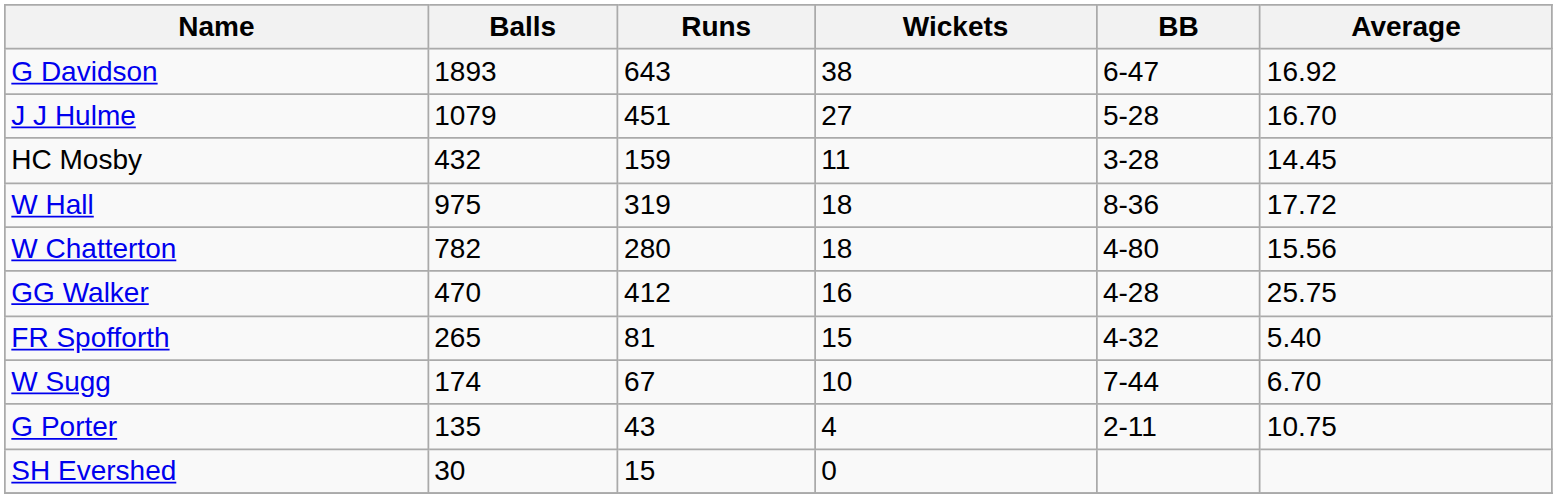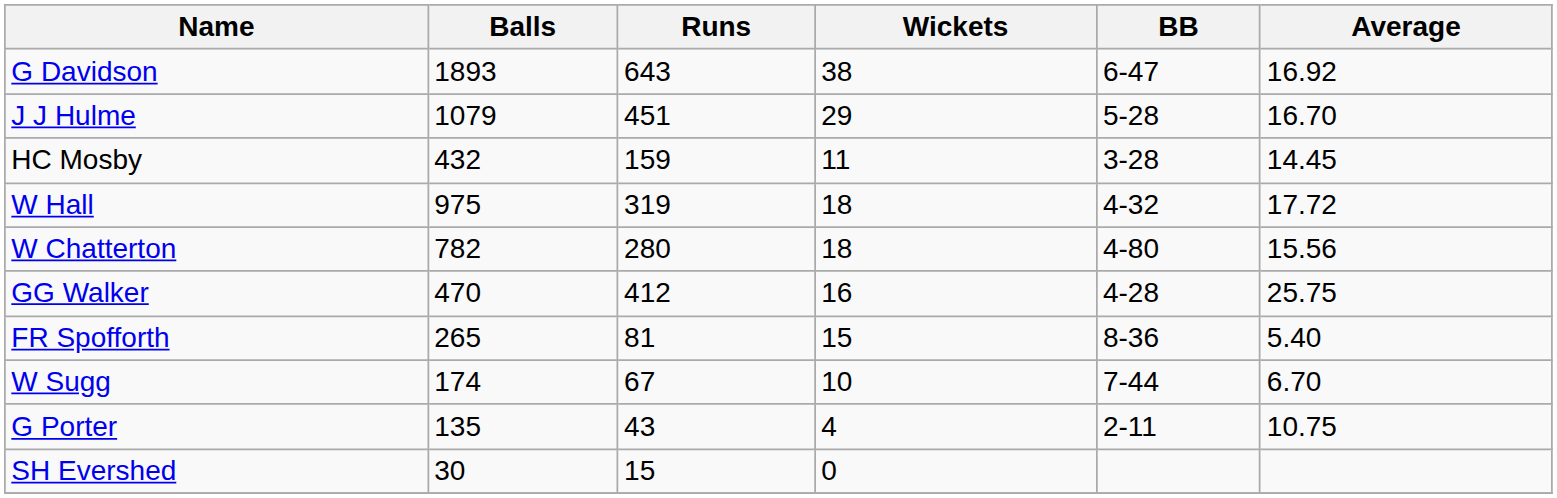(837, 115) 27 -> (837, 115) 29
(1131, 204) 8-36 -> (1131, 204) 4-32
(1131, 337) 4-32 -> (1131, 337) 8-36
